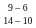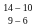rows swapped: (18, 7) <-> (18, 21)
